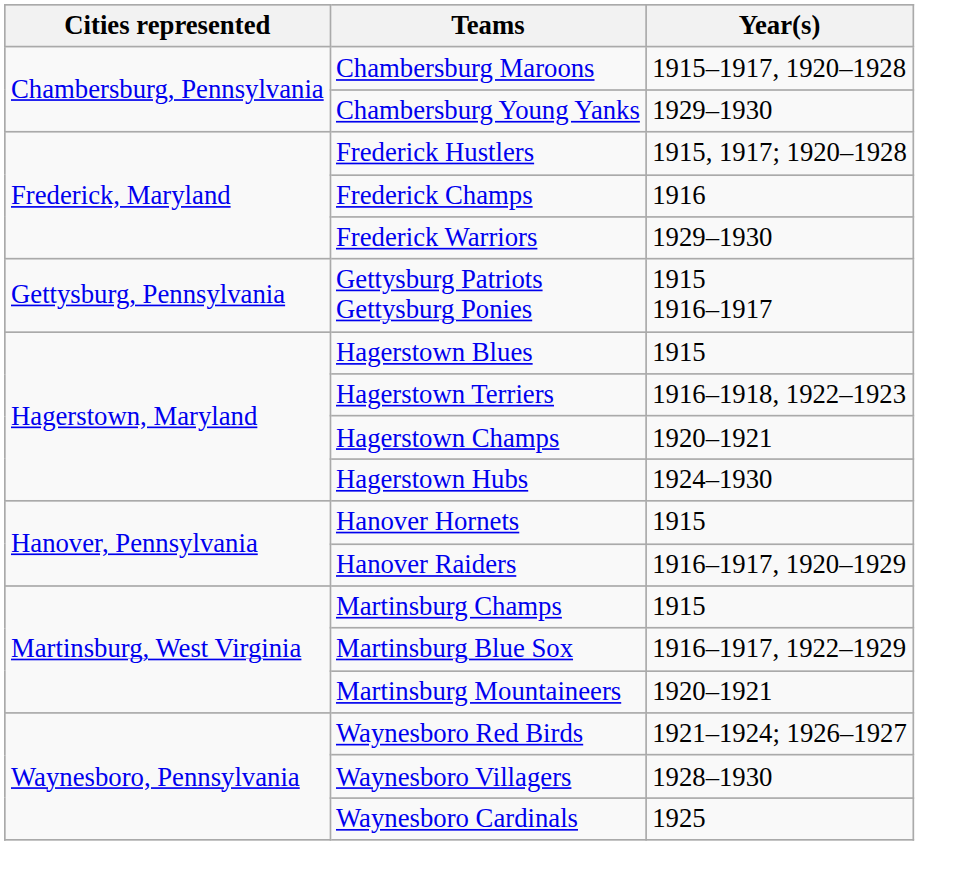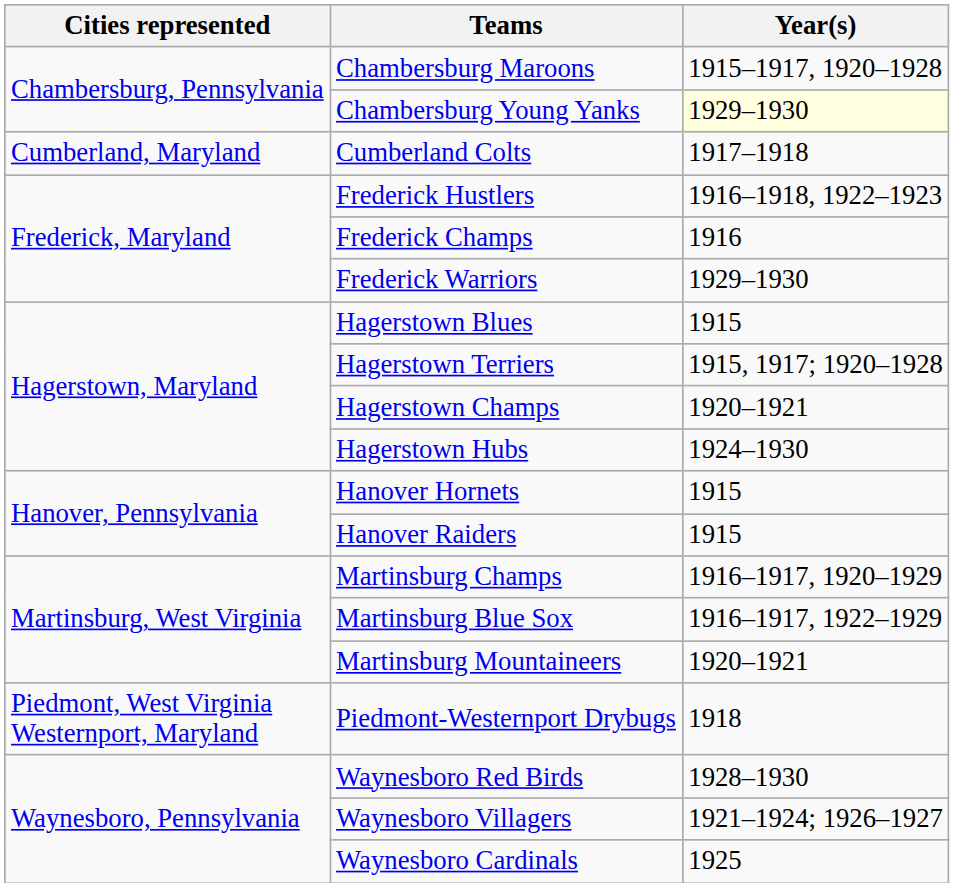(712, 110) no background -> (748, 110) lightyellow background
+ row: (434, 152)
(779, 152) 1915, 1917; 1920–1928 -> (815, 195) 1916–1918, 1922–1923
- row: (439, 294)
(779, 394) 1916–1918, 1922–1923 -> (816, 364) 1915, 1917; 1920–1928
(779, 564) 1916–1917, 1920–1929 -> (715, 534) 1915
(679, 606) 1915 -> (815, 576) 1916–1917, 1920–1929
+ row: (506, 718)
(779, 733) 1921–1924; 1926–1927 -> (748, 776) 1928–1930
(712, 776) 1928–1930 -> (816, 818) 1921–1924; 1926–1927
